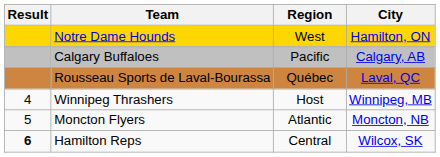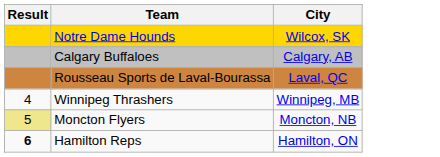- column: (310, 15)
(390, 36) Hamilton, ON -> (318, 36) Wilcox, SK
(28, 120) no background -> (28, 120) khaki background
(390, 141) Wilcox, SK -> (318, 141) Hamilton, ON
